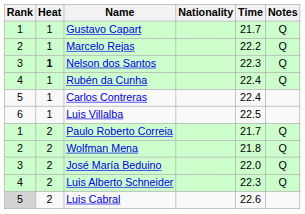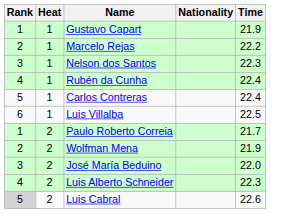- column: (283, 13)
(251, 30) 21.7 -> (251, 30) 21.9
(50, 64) bold -> (50, 64) normal
(251, 149) 21.8 -> (251, 149) 21.9
